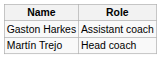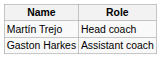rows swapped: (34, 45) <-> (41, 29)
